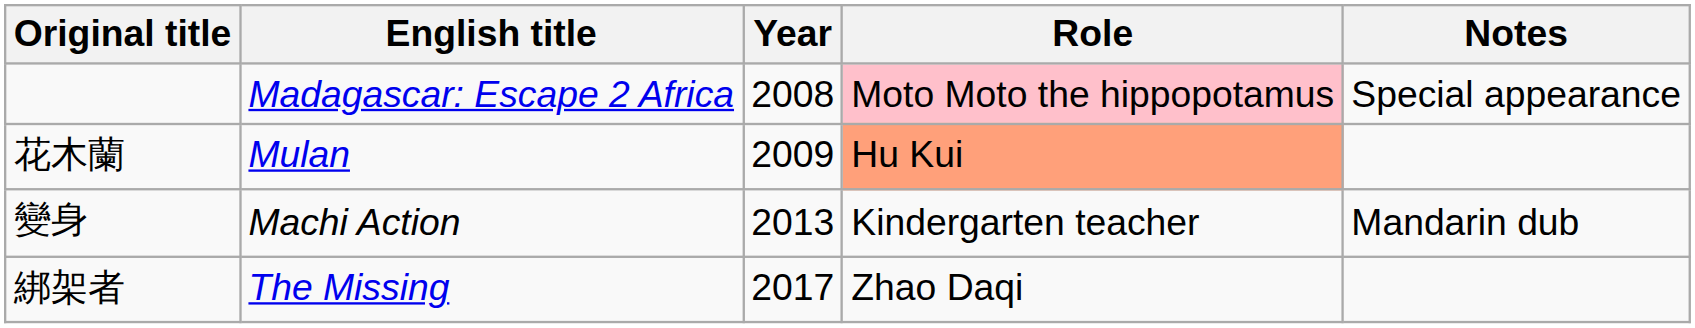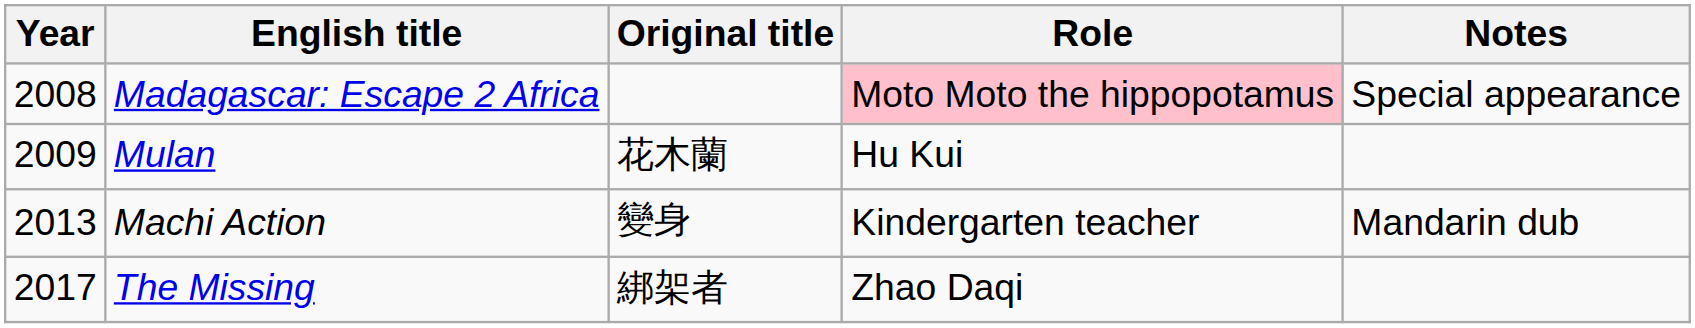columns swapped: (793, 34) <-> (123, 34)
(907, 155) lightsalmon background -> (907, 155) no background
